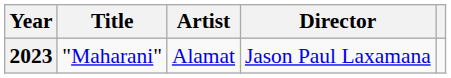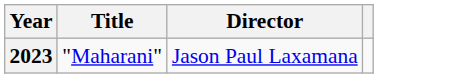- column: (203, 21)
